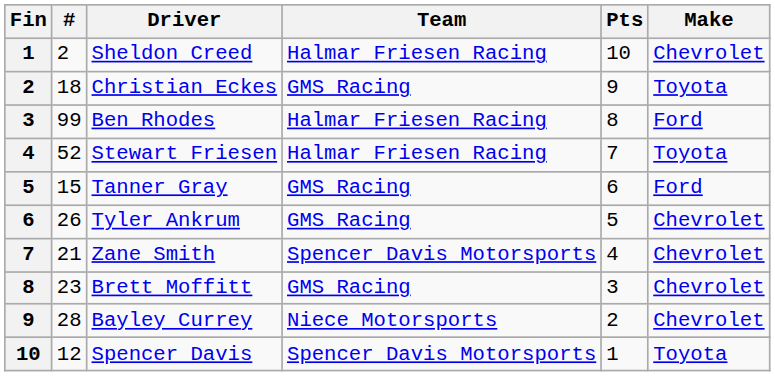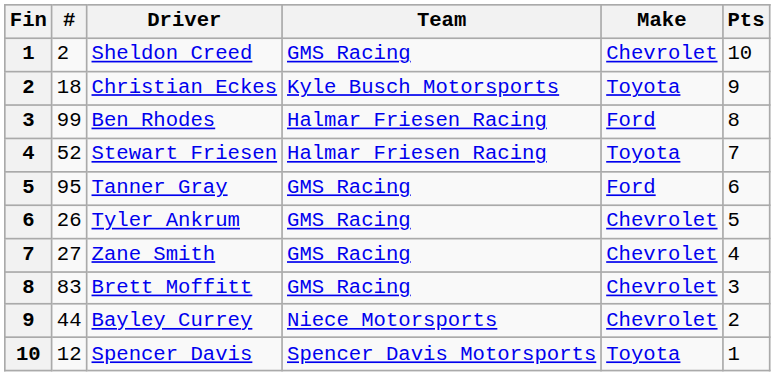columns swapped: (709, 22) <-> (625, 22)
(417, 55) Halmar Friesen Racing -> (349, 55) GMS Racing
(349, 88) GMS Racing -> (423, 88) Kyle Busch Motorsports
(69, 188) 15 -> (69, 188) 95
(69, 255) 21 -> (69, 255) 27
(442, 255) Spencer Davis Motorsports -> (349, 255) GMS Racing
(69, 288) 23 -> (69, 288) 83
(69, 321) 28 -> (69, 321) 44
